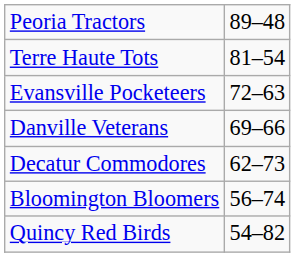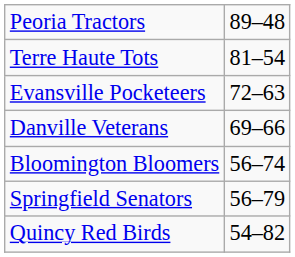- row: (108, 163)
+ row: (101, 198)
